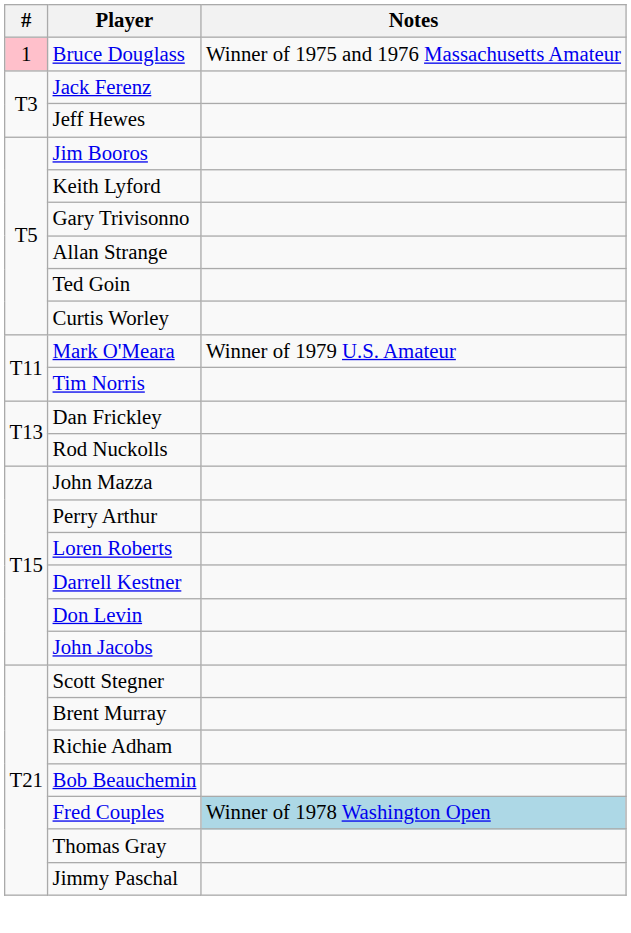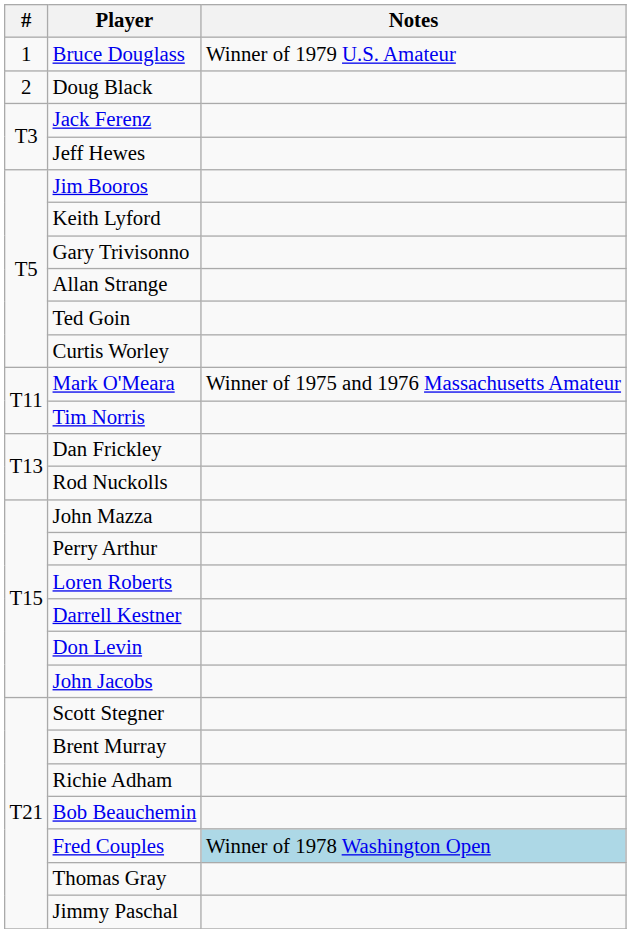(26, 53) pink background -> (26, 53) no background
(414, 53) Winner of 1975 and 1976 Massachusetts Amateur -> (331, 53) Winner of 1979 U.S. Amateur
+ row: (103, 86)
(331, 350) Winner of 1979 U.S. Amateur -> (414, 383) Winner of 1975 and 1976 Massachusetts Amateur
